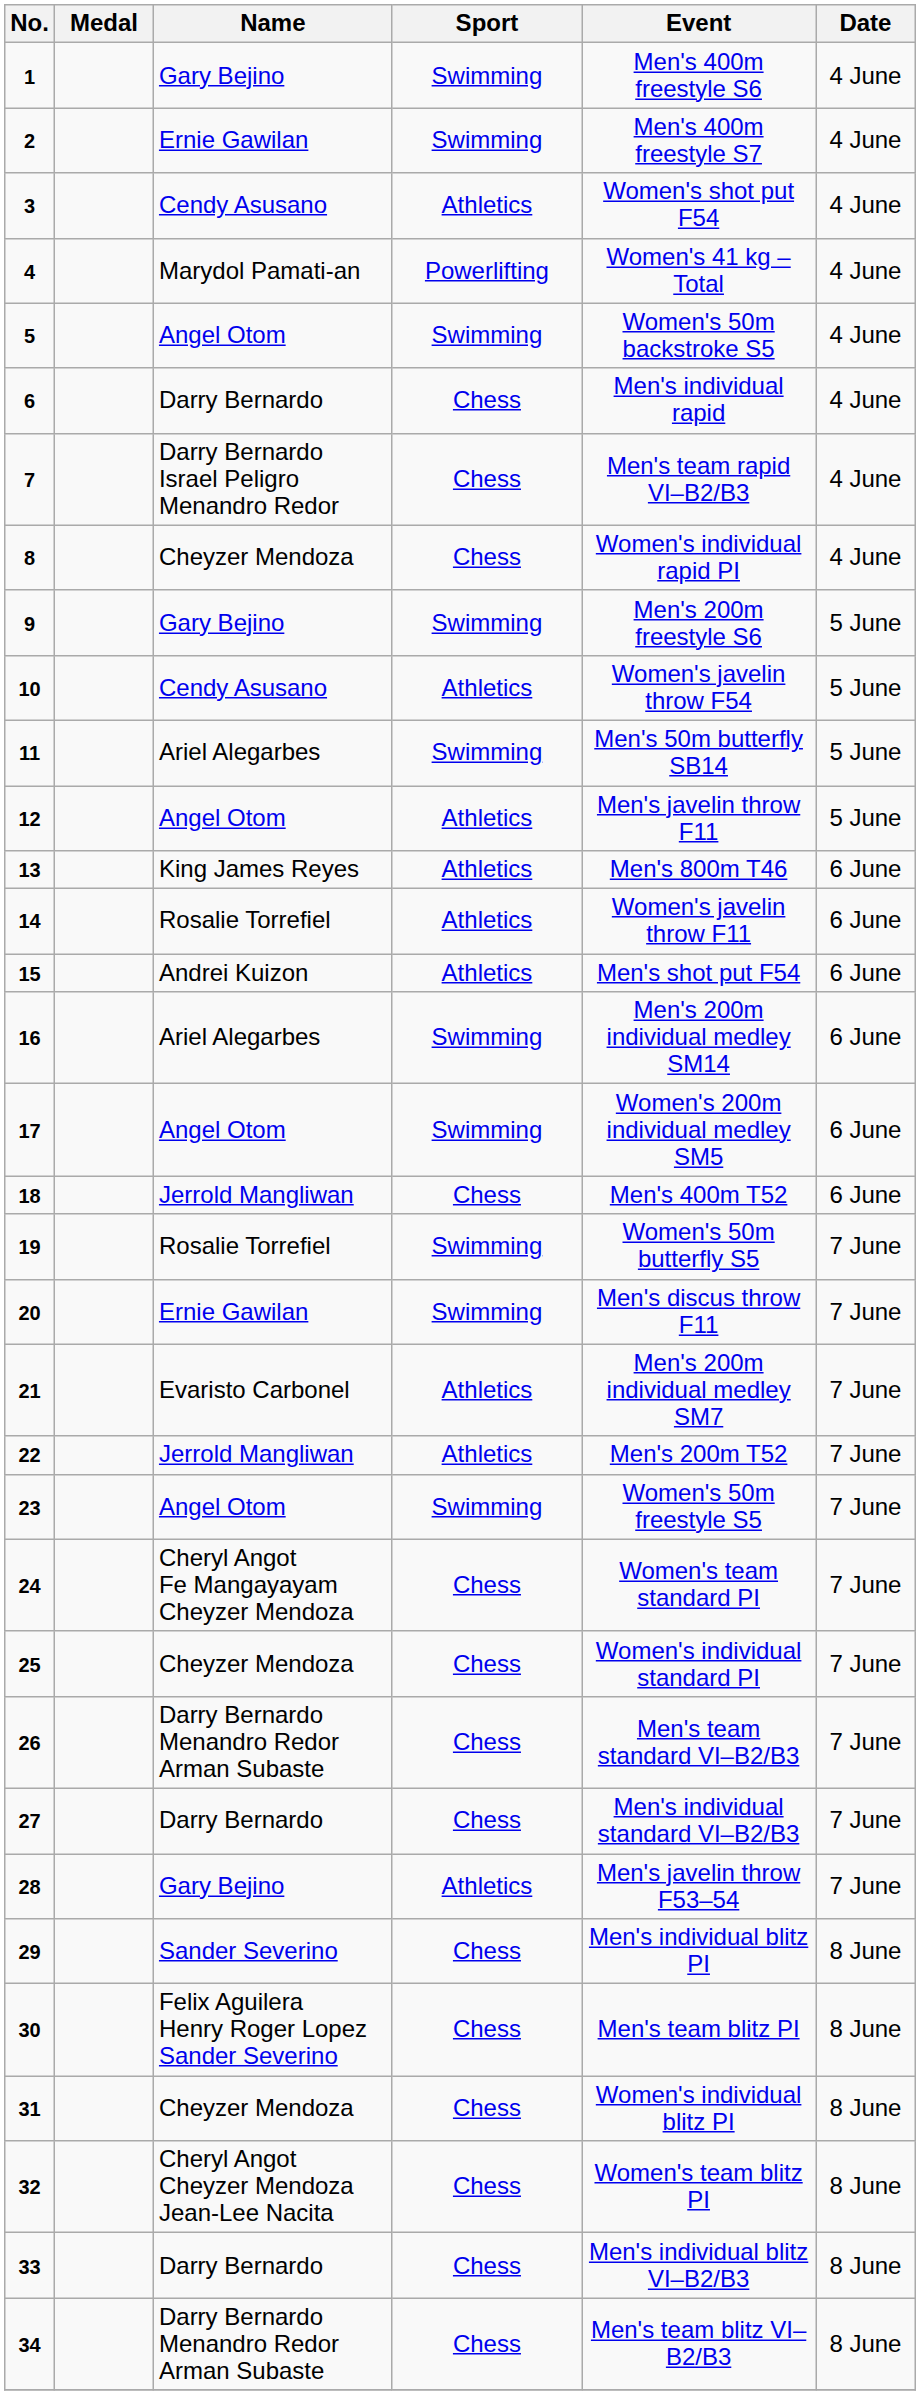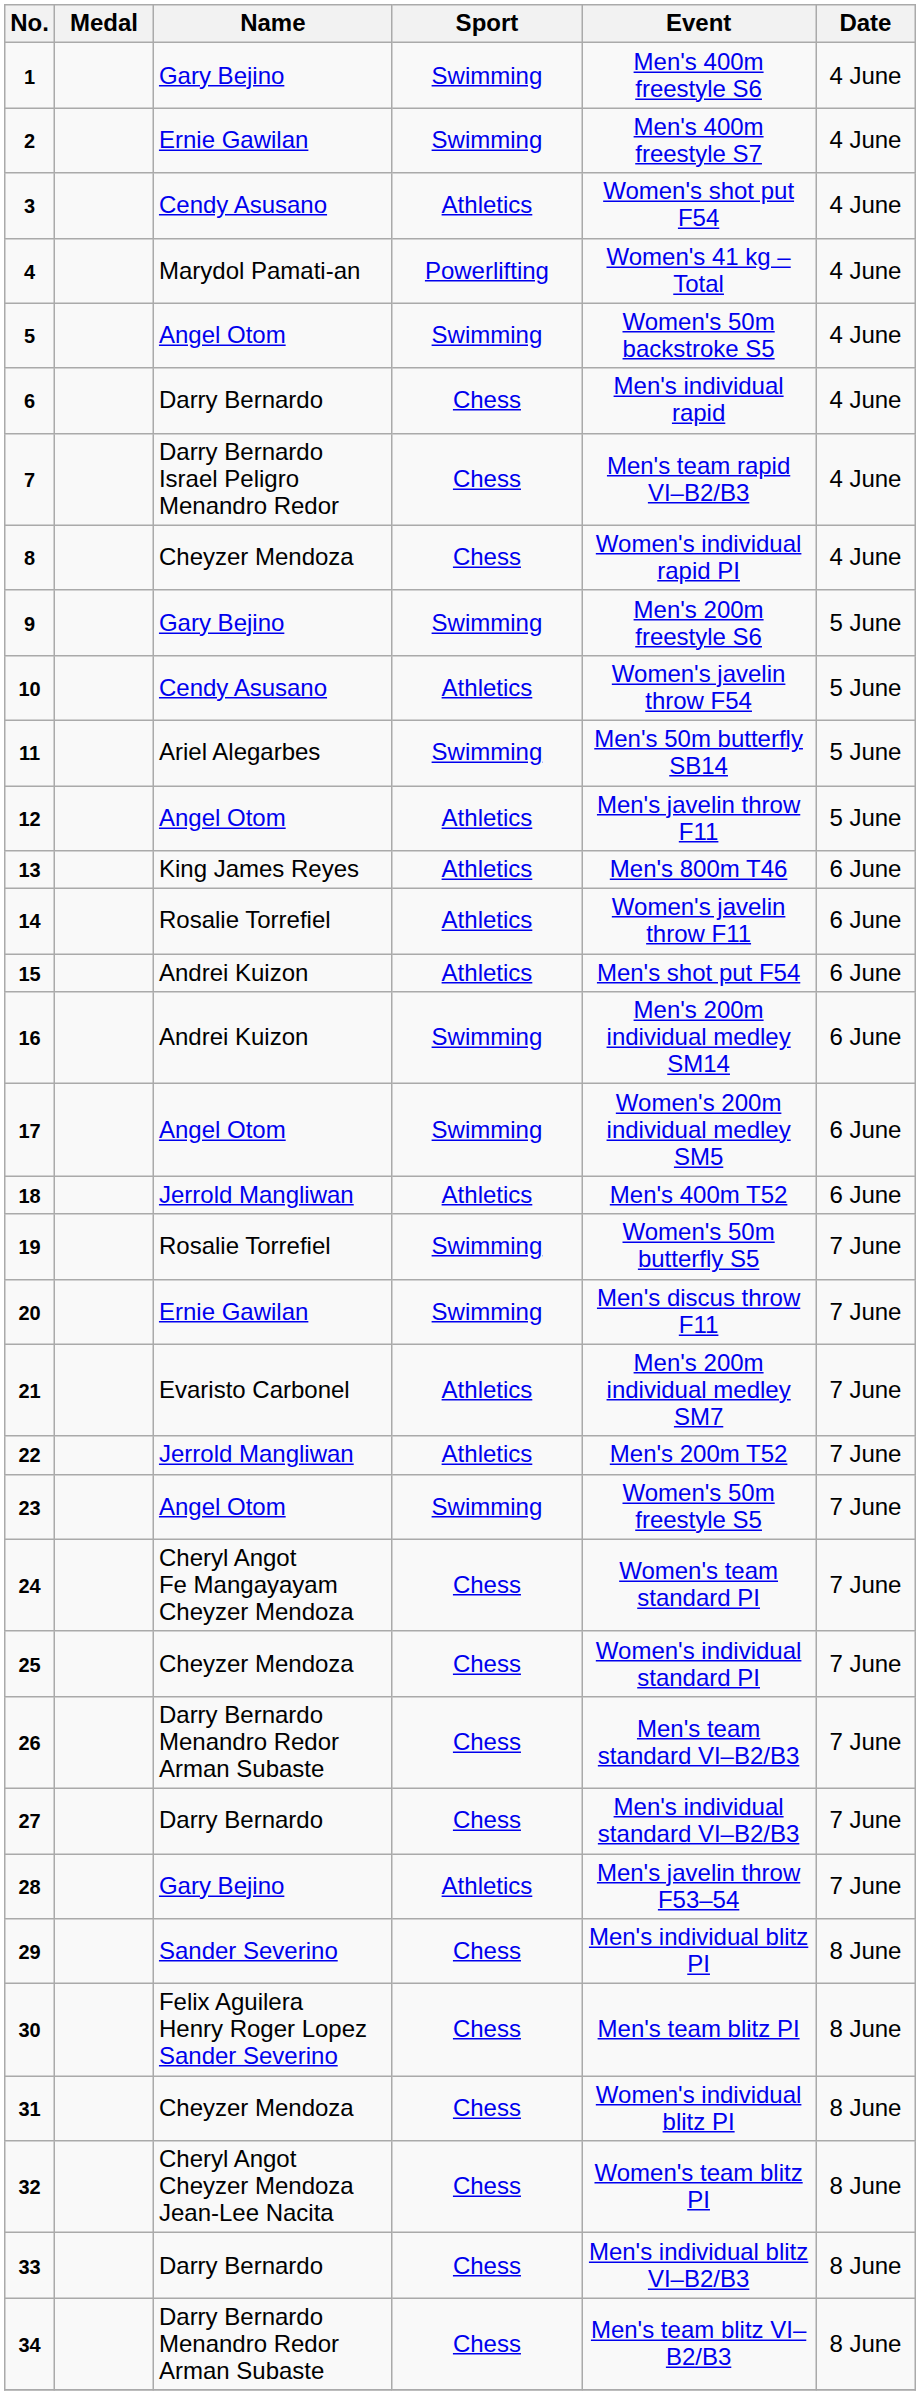(240, 1037) Ariel Alegarbes -> (234, 1037) Andrei Kuizon
(487, 1194) Chess -> (487, 1194) Athletics
